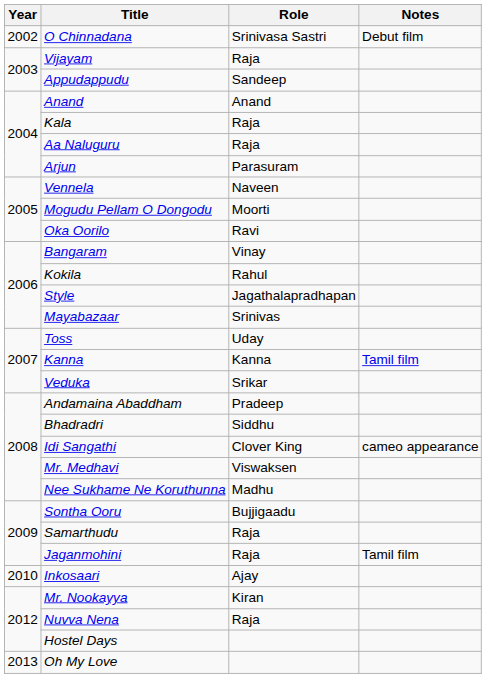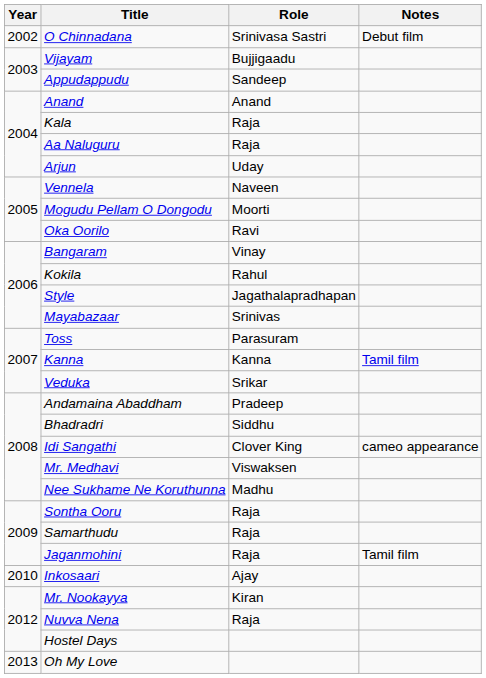(246, 58) Raja -> (264, 58) Bujjigaadu
(265, 166) Parasuram -> (248, 166) Uday
(248, 338) Uday -> (265, 338) Parasuram
(264, 511) Bujjigaadu -> (246, 511) Raja
